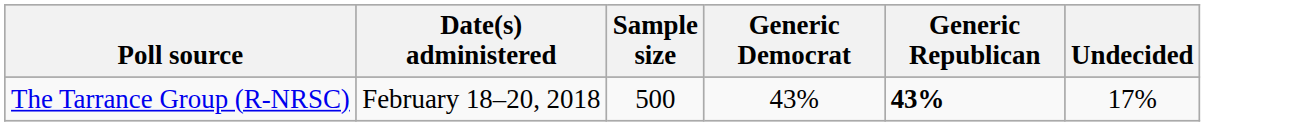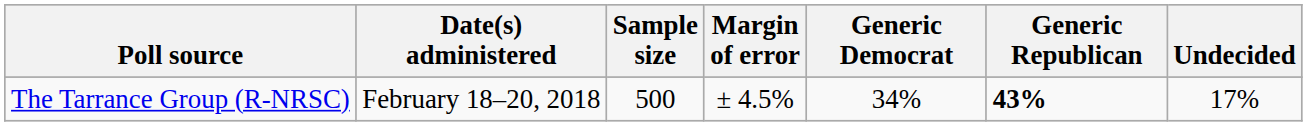+ column: (755, 40)
(794, 98) 43% -> (896, 98) 34%
